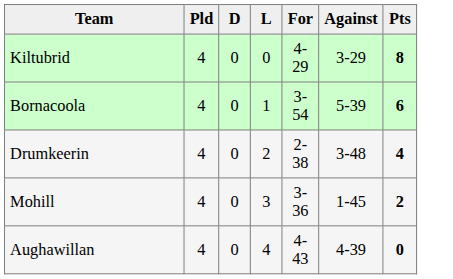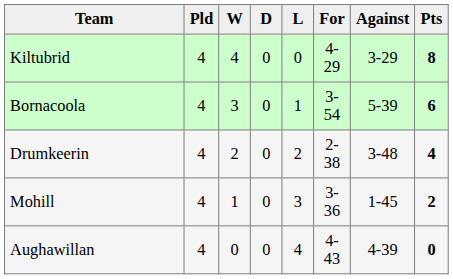+ column: (235, 19)
